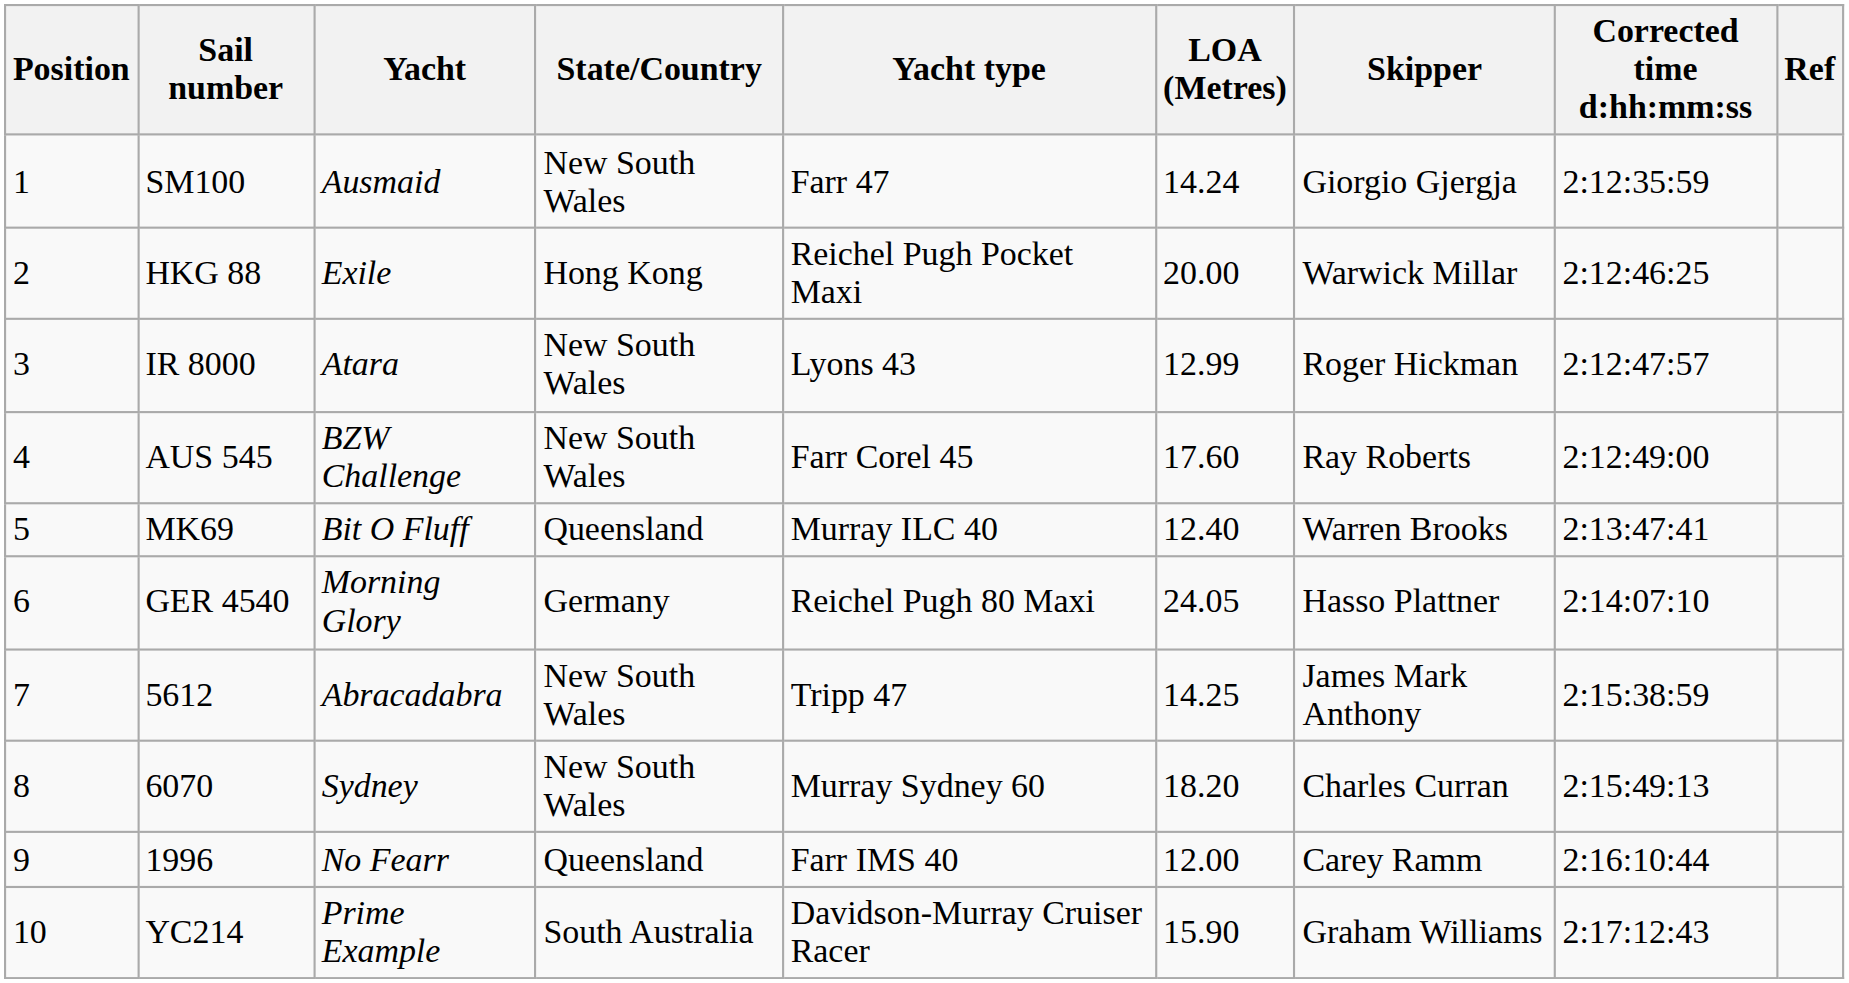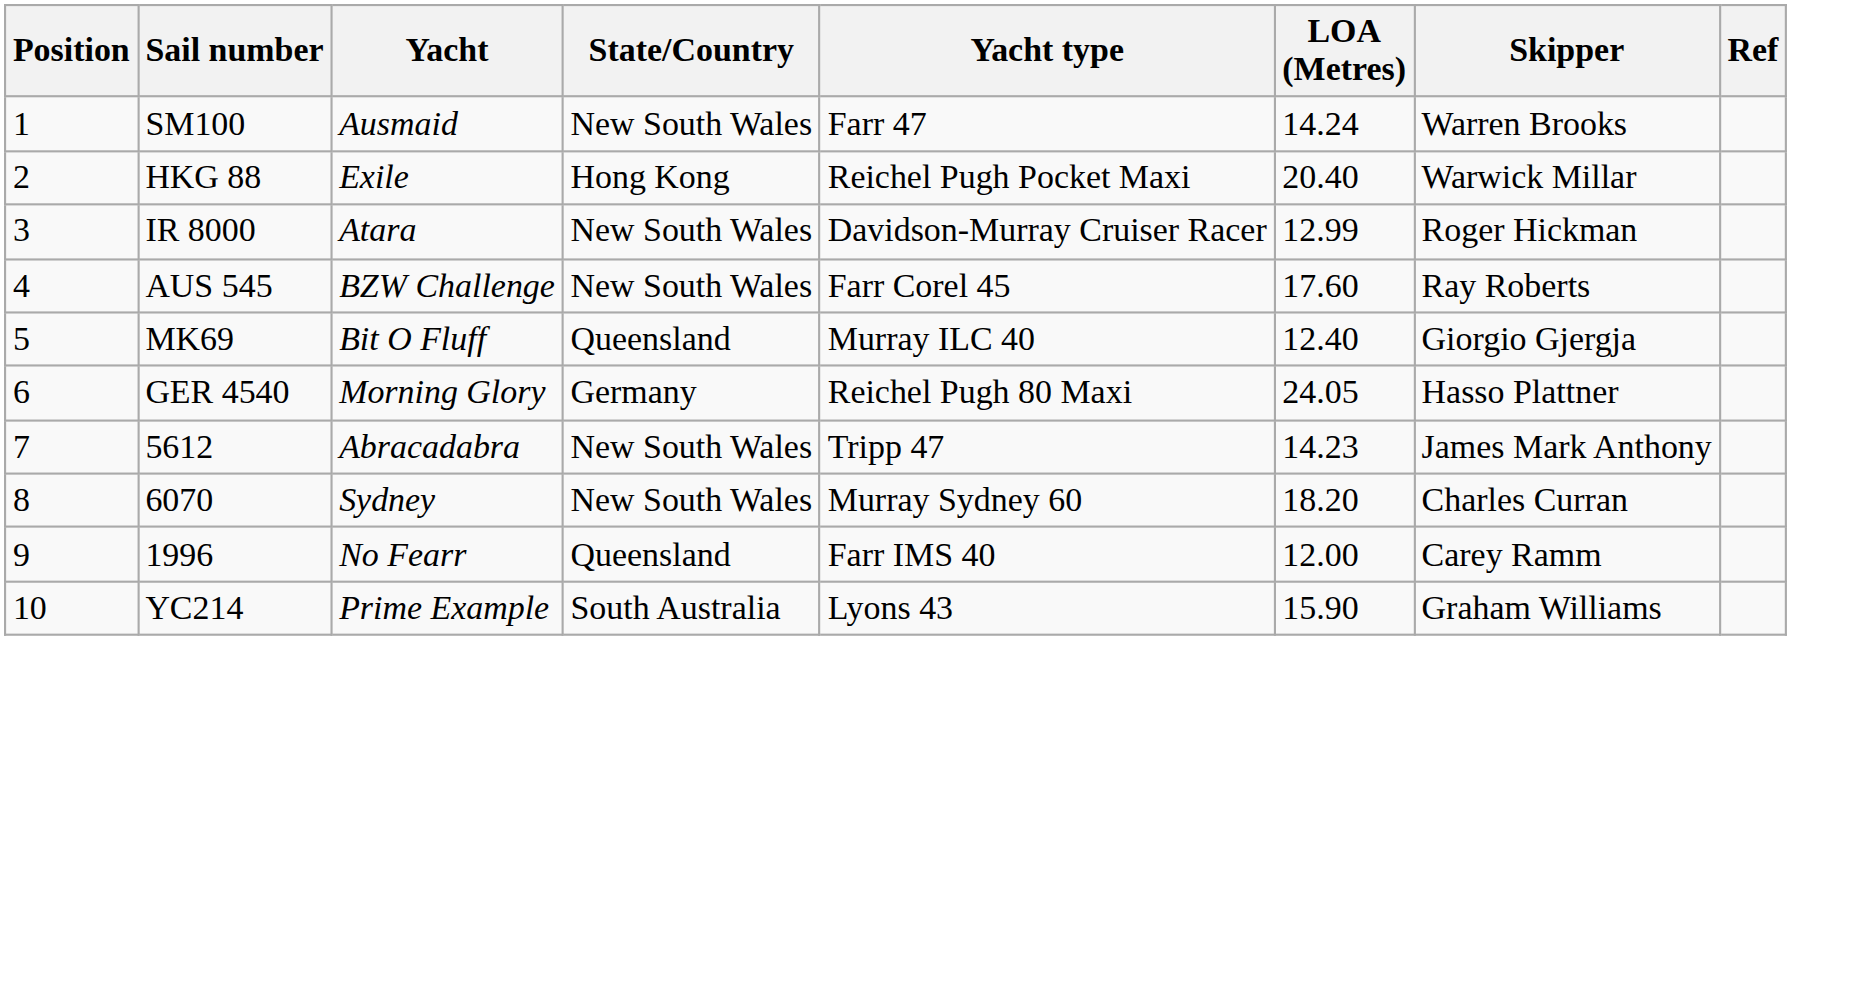- column: (1666, 69)
(1410, 180) Giorgio Gjergja -> (1524, 123) Warren Brooks
(1201, 272) 20.00 -> (1320, 177) 20.40
(853, 364) Lyons 43 -> (1047, 230) Davidson-Murray Cruiser Racer
(1405, 529) Warren Brooks -> (1529, 338) Giorgio Gjergja
(1201, 694) 14.25 -> (1320, 446) 14.23
(966, 931) Davidson-Murray Cruiser Racer -> (890, 607) Lyons 43
